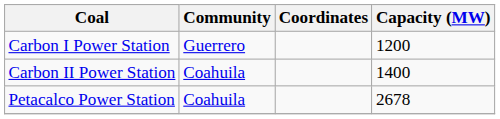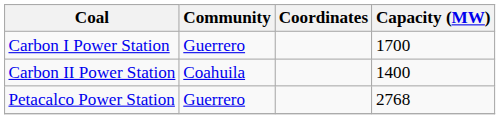(393, 45) 1200 -> (393, 45) 1700
(214, 99) Coahuila -> (214, 99) Guerrero
(393, 99) 2678 -> (393, 99) 2768
